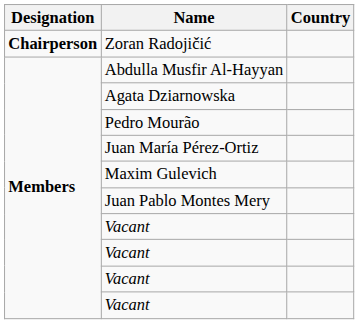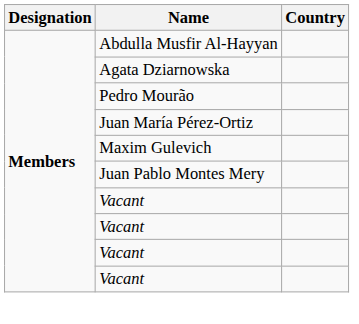- row: (53, 43)
